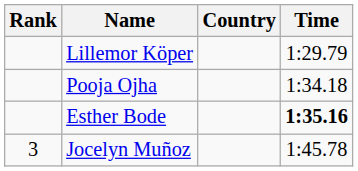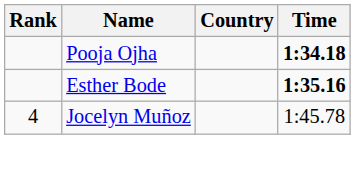- row: (130, 52)
(317, 85) normal -> (314, 52) bold
(33, 149) 3 -> (33, 117) 4
